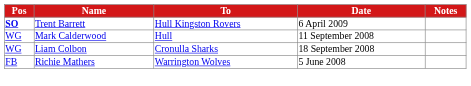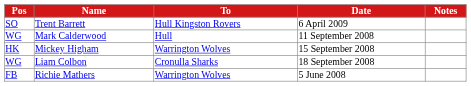(12, 23) bold -> (11, 23) normal
+ row: (67, 49)
